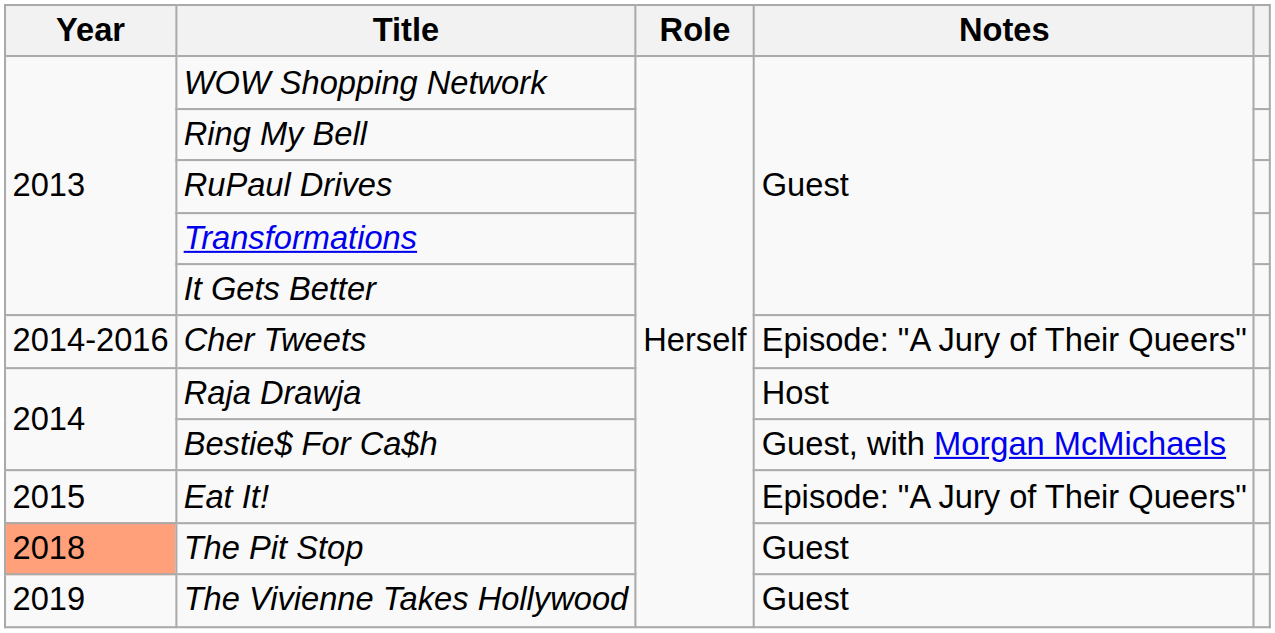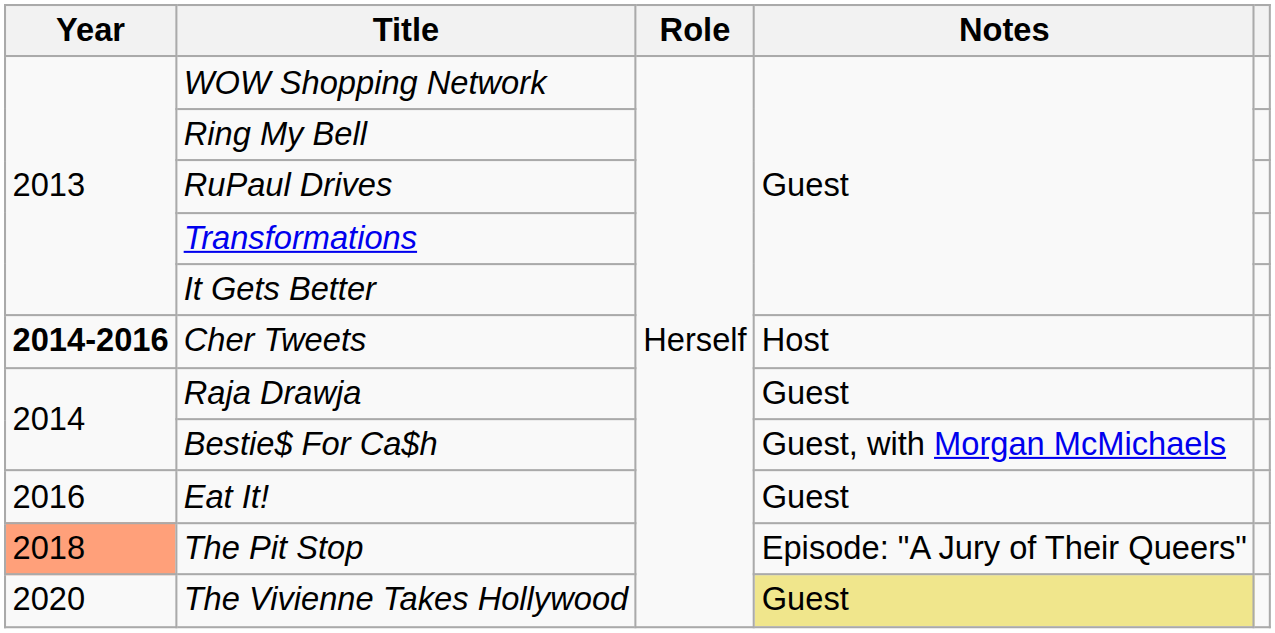(91, 340) normal -> (91, 340) bold
(1004, 340) Episode: "A Jury of Their Queers" -> (795, 340) Host
(795, 392) Host -> (805, 392) Guest
(49, 496) 2015 -> (49, 496) 2016
(1004, 496) Episode: "A Jury of Their Queers" -> (805, 496) Guest
(805, 548) Guest -> (1004, 548) Episode: "A Jury of Their Queers"
(49, 599) 2019 -> (49, 599) 2020
(805, 599) no background -> (805, 599) khaki background
